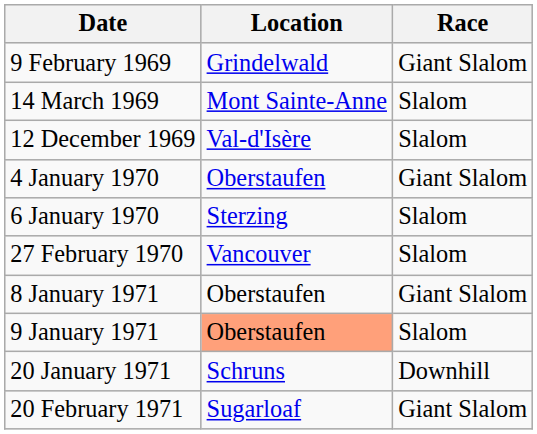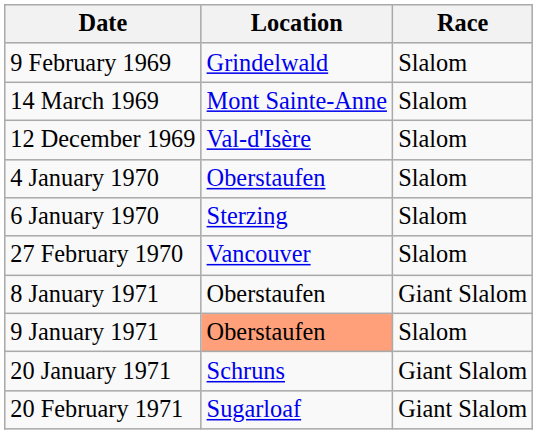(463, 62) Giant Slalom -> (433, 62) Slalom
(463, 178) Giant Slalom -> (433, 178) Slalom
(444, 370) Downhill -> (463, 370) Giant Slalom
